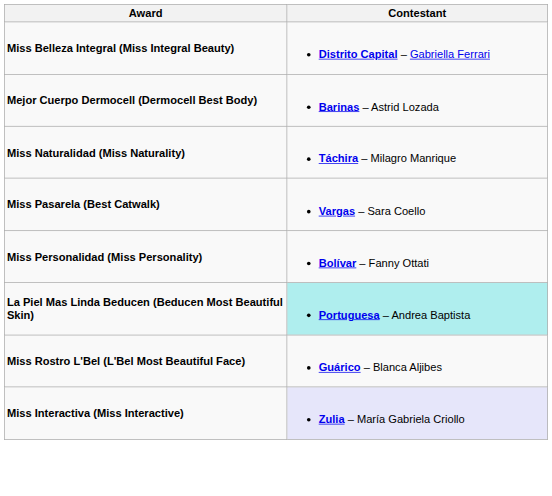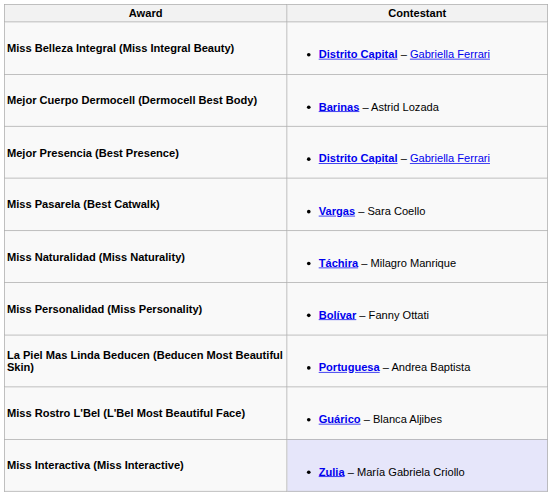+ row: (93, 152)
rows swapped: (96, 152) <-> (83, 205)
(417, 315) paleturquoise background -> (417, 367) no background
